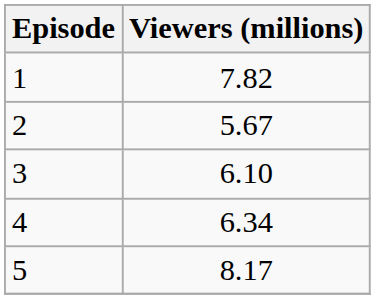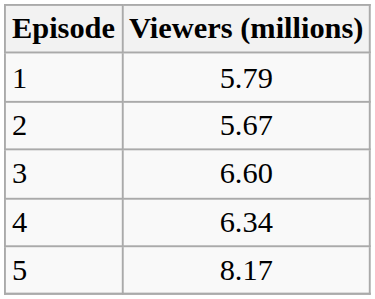(246, 76) 7.82 -> (246, 76) 5.79
(246, 173) 6.10 -> (246, 173) 6.60
